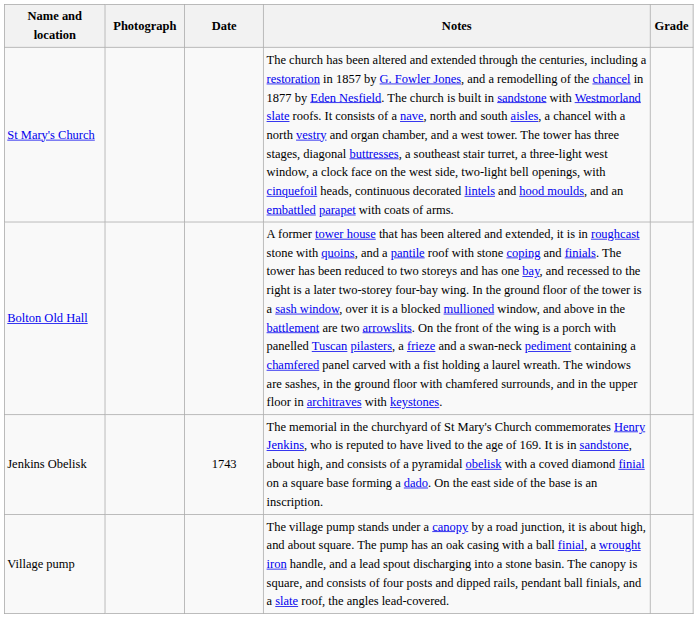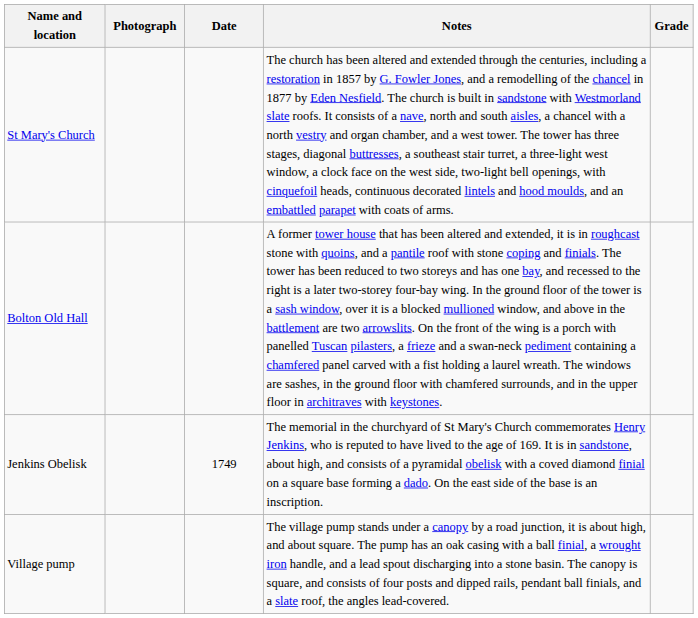(224, 464) 1743 -> (224, 464) 1749
